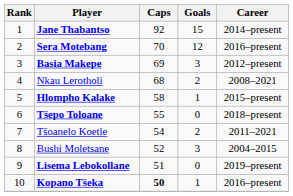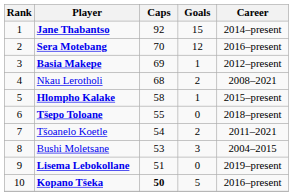(197, 64) 3 -> (197, 64) 1
(159, 149) 52 -> (159, 149) 53
(197, 183) 1 -> (197, 183) 5
